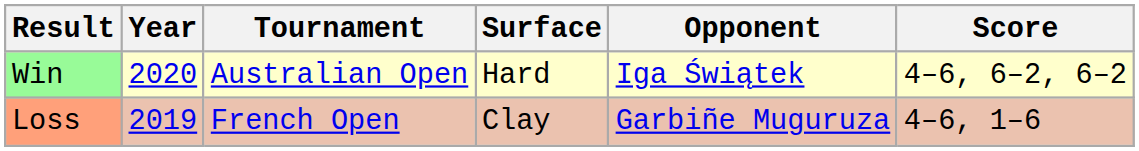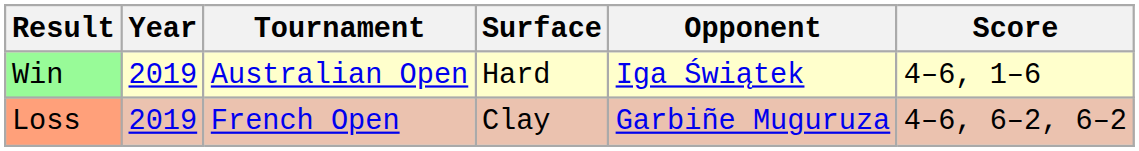(163, 75) 2020 -> (163, 75) 2019
(1015, 75) 4–6, 6–2, 6–2 -> (973, 75) 4–6, 1–6
(973, 122) 4–6, 1–6 -> (1015, 122) 4–6, 6–2, 6–2
